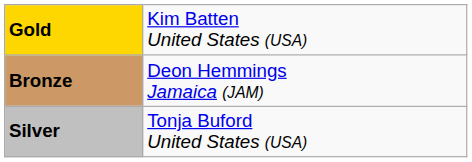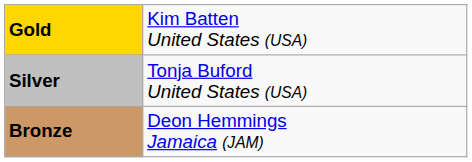rows swapped: (34, 131) <-> (41, 80)
